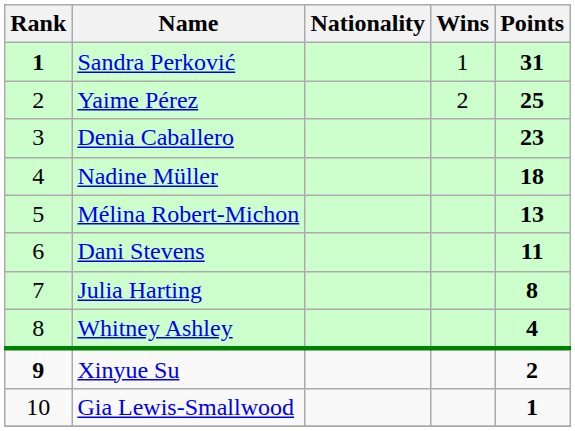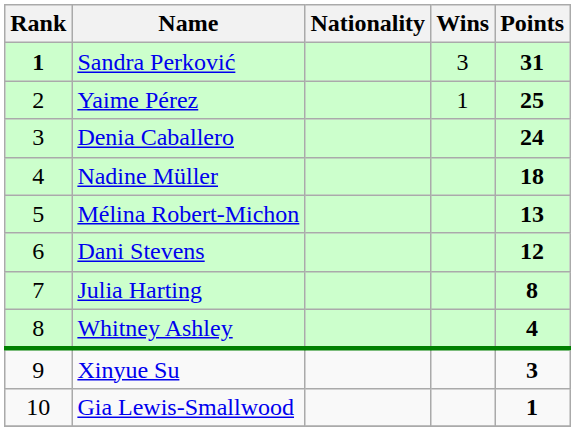(463, 61) 1 -> (463, 61) 3
(463, 99) 2 -> (463, 99) 1
(532, 137) 23 -> (532, 137) 24
(532, 251) 11 -> (532, 251) 12
(38, 369) bold -> (38, 369) normal
(532, 369) 2 -> (532, 369) 3
